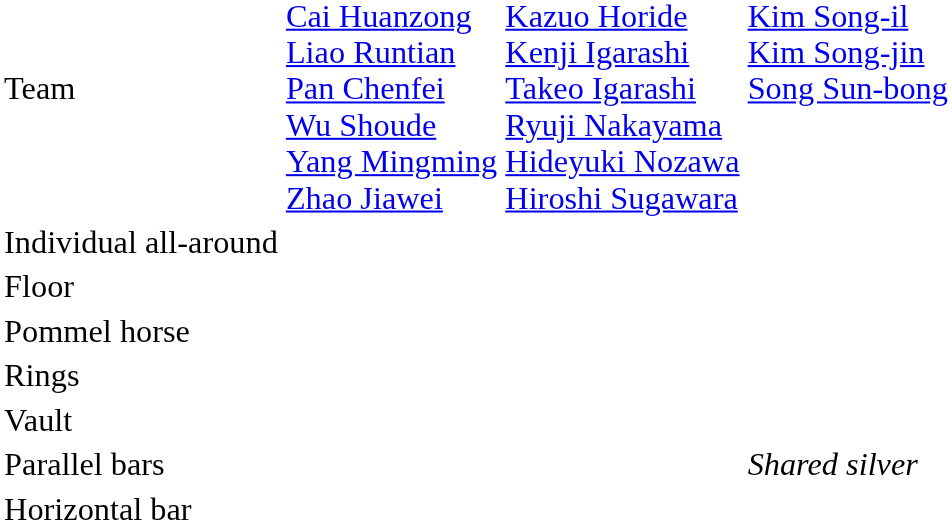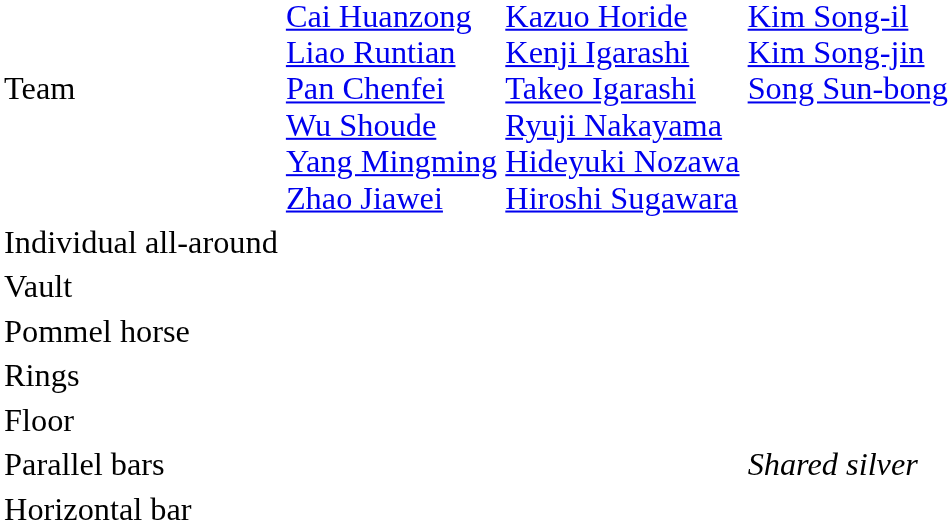rows swapped: (39, 286) <-> (38, 420)
